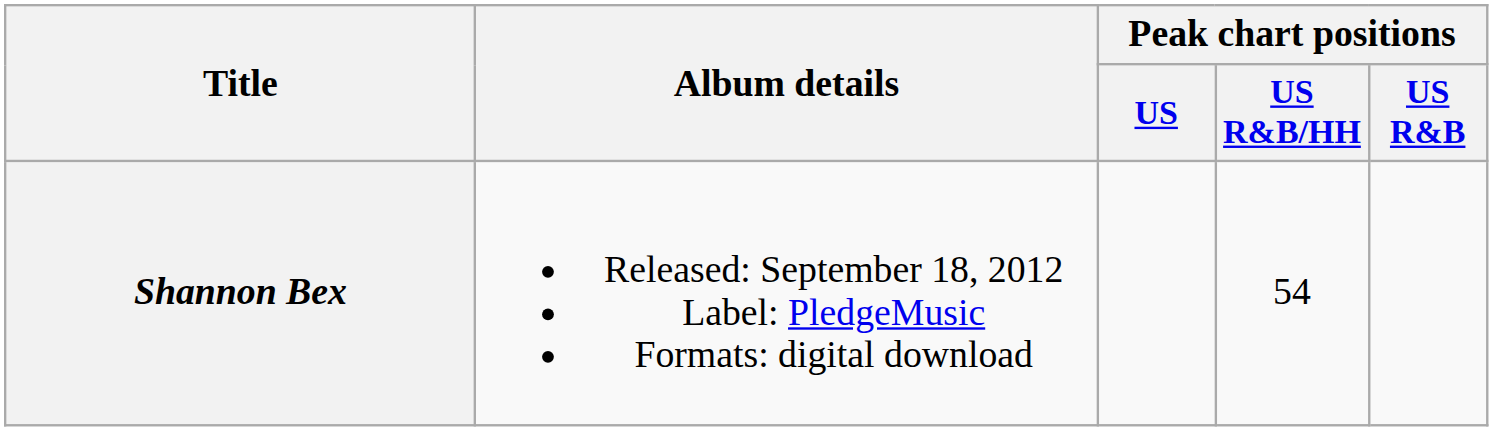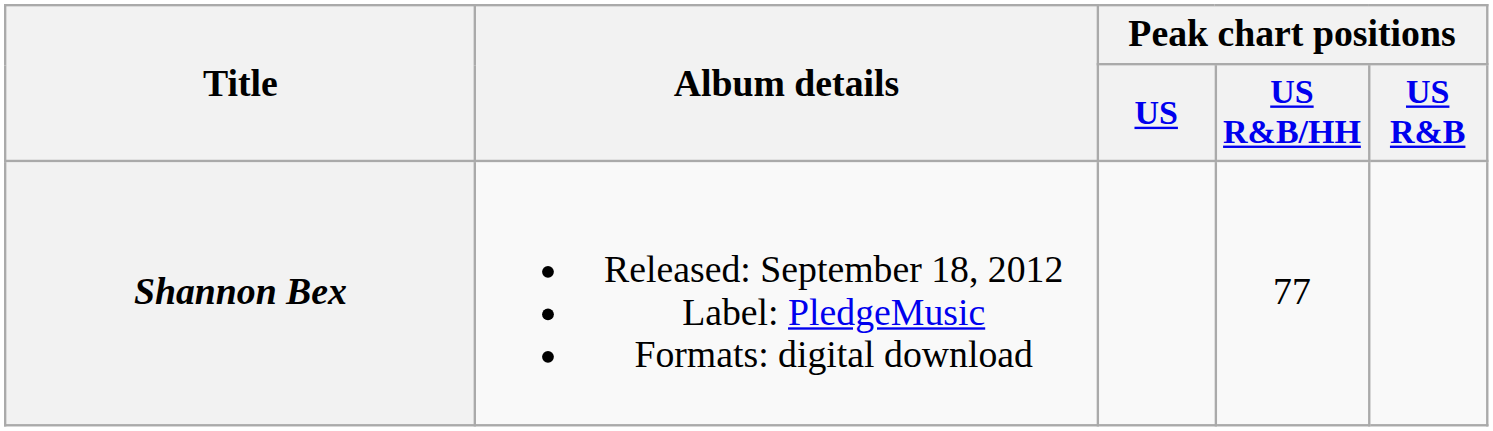(1292, 291) 54 -> (1292, 291) 77
